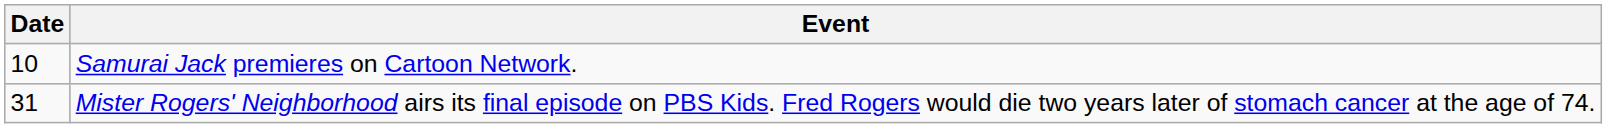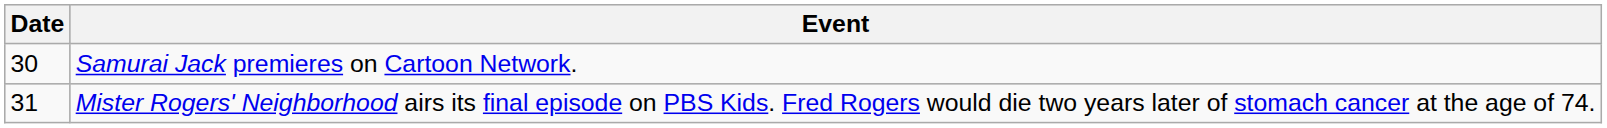(24, 63) 10 -> (24, 63) 30
